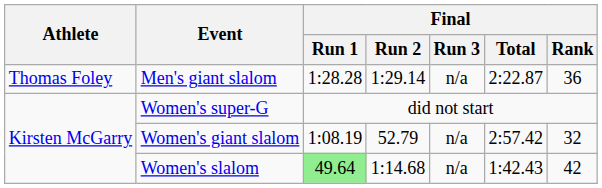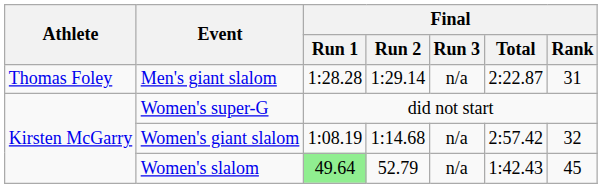(572, 79) 36 -> (572, 79) 31
(398, 138) 52.79 -> (398, 138) 1:14.68
(398, 168) 1:14.68 -> (398, 168) 52.79
(572, 168) 42 -> (572, 168) 45
